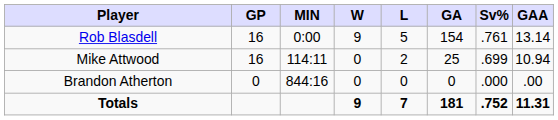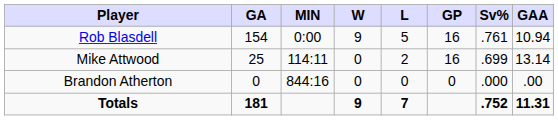columns swapped: (256, 15) <-> (452, 15)
(533, 37) 13.14 -> (533, 37) 10.94
(533, 59) 10.94 -> (533, 59) 13.14
